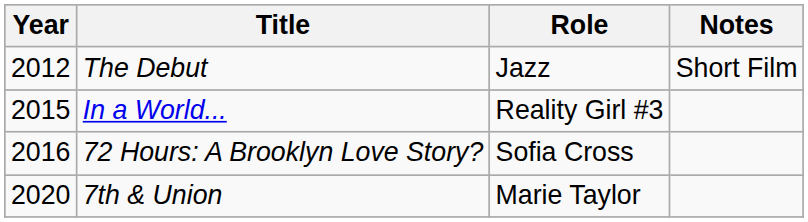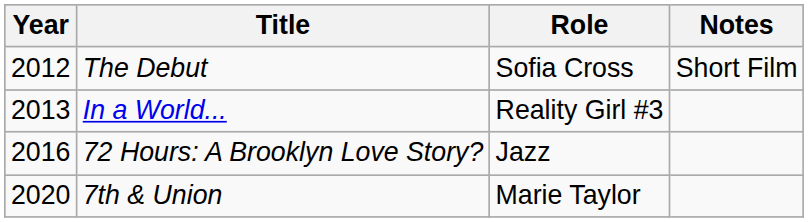(523, 68) Jazz -> (565, 68) Sofia Cross
(41, 110) 2015 -> (41, 110) 2013
(565, 152) Sofia Cross -> (523, 152) Jazz
